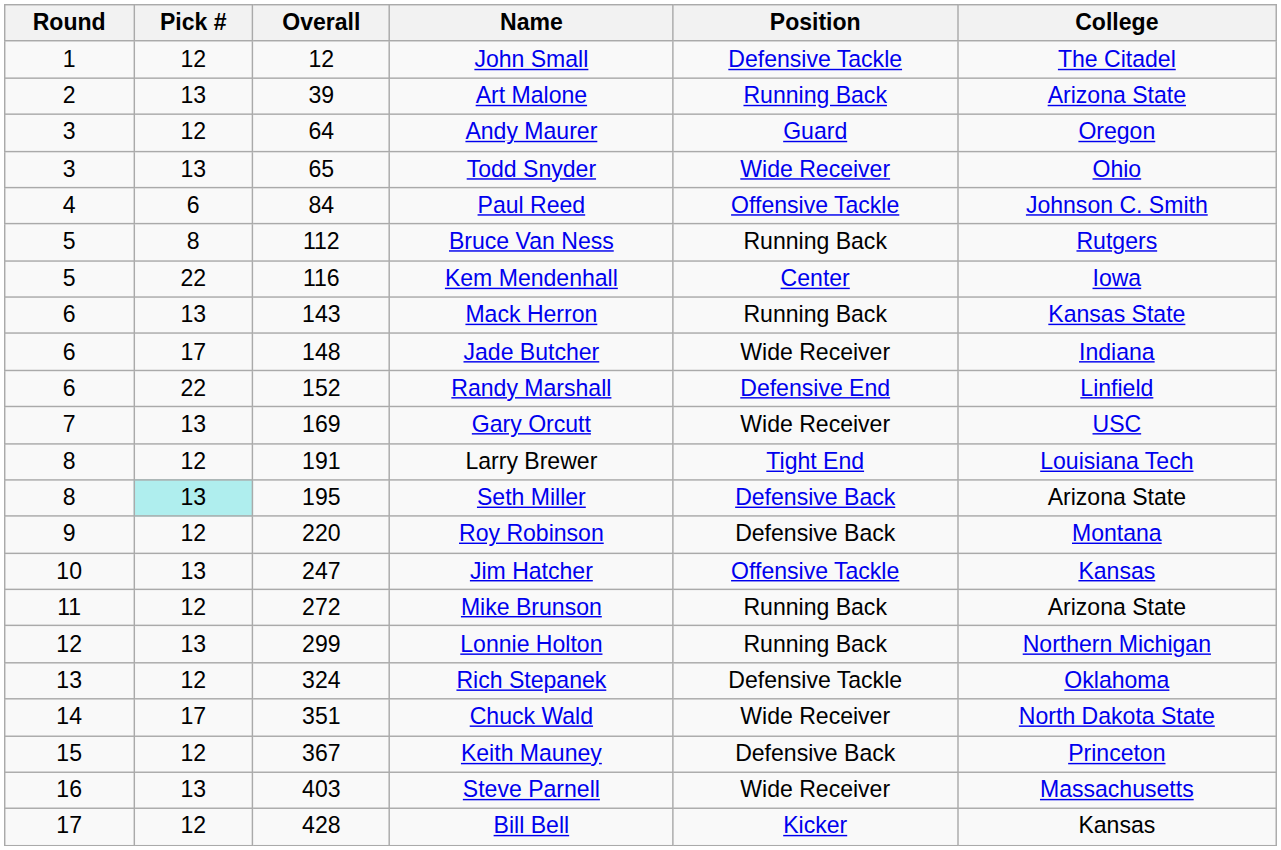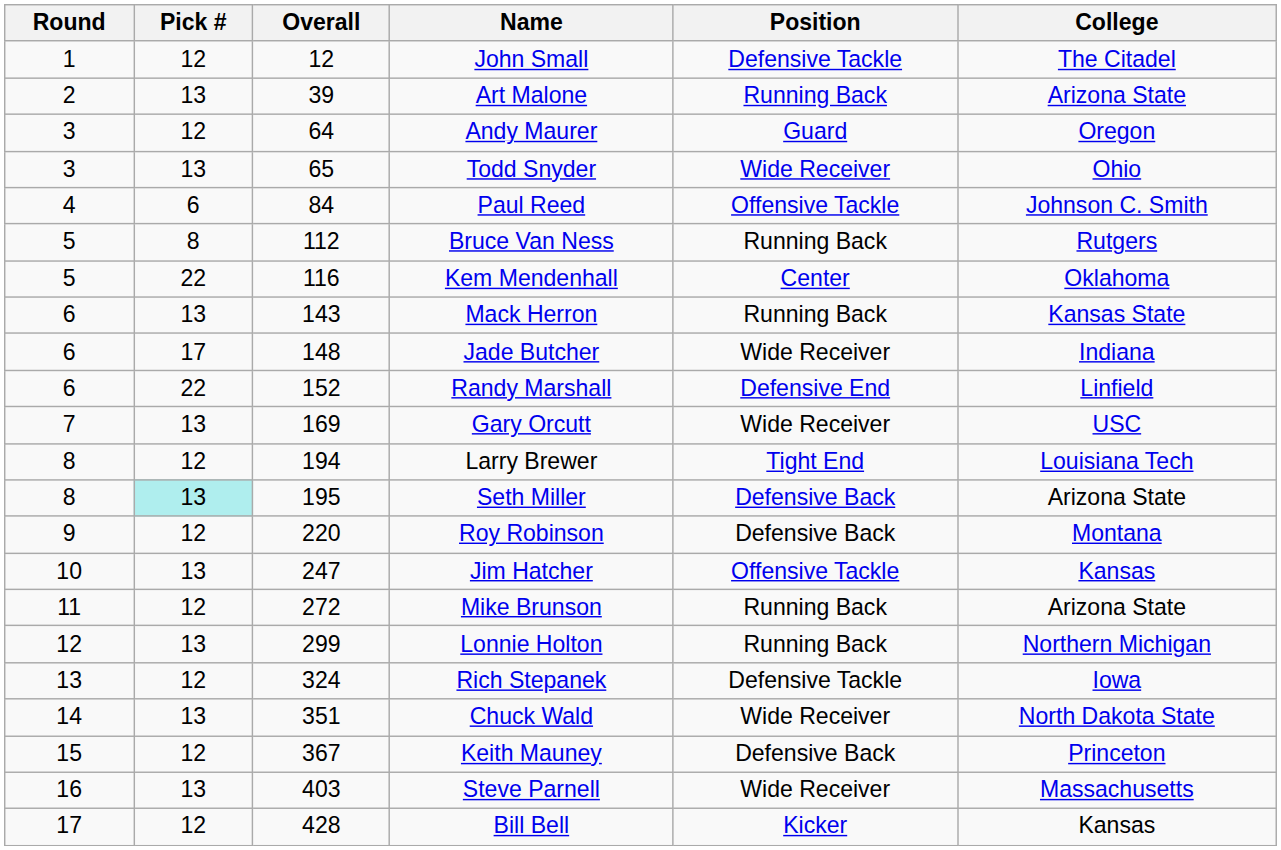(1117, 278) Iowa -> (1117, 278) Oklahoma
(321, 461) 191 -> (321, 461) 194
(1117, 680) Oklahoma -> (1117, 680) Iowa
(193, 717) 17 -> (193, 717) 13
